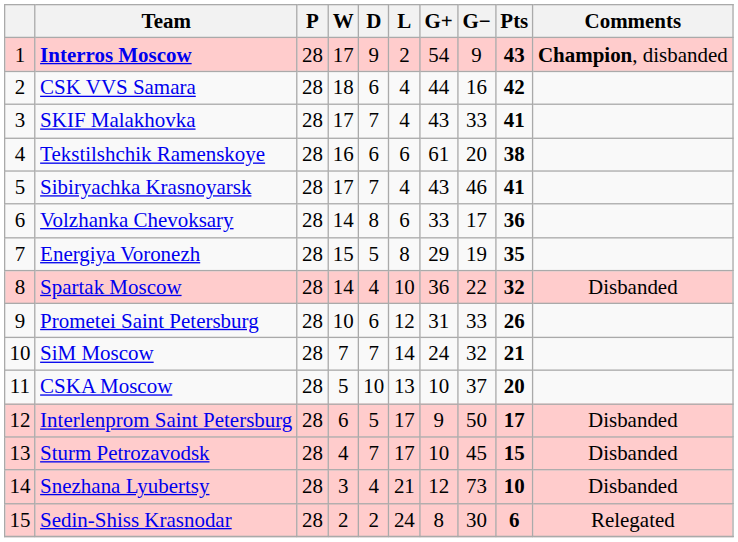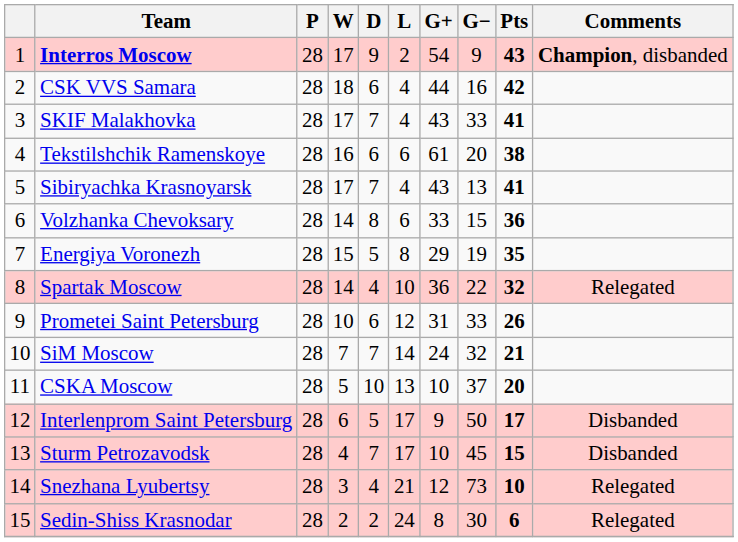(477, 187) 46 -> (477, 187) 13
(477, 220) 17 -> (477, 220) 15
(633, 287) Disbanded -> (633, 287) Relegated
(633, 486) Disbanded -> (633, 486) Relegated
